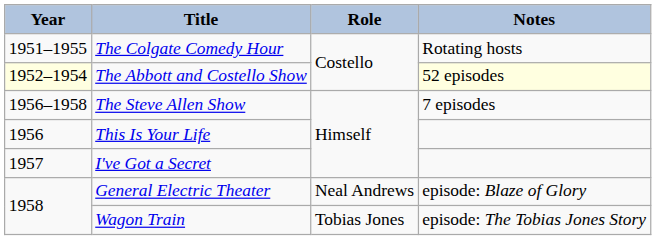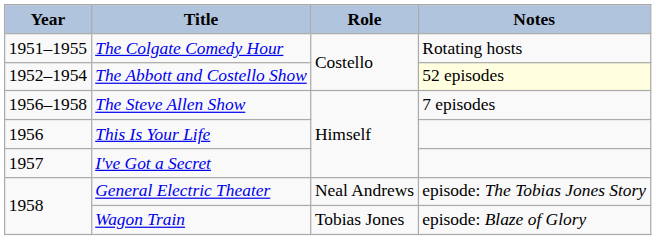(48, 76) lightyellow background -> (48, 76) no background
(504, 191) episode: Blaze of Glory -> (534, 191) episode: The Tobias Jones Story
(534, 220) episode: The Tobias Jones Story -> (504, 220) episode: Blaze of Glory
